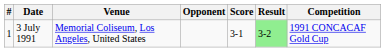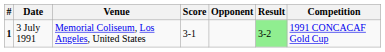columns swapped: (204, 12) <-> (242, 12)
(9, 33) normal -> (9, 33) bold
